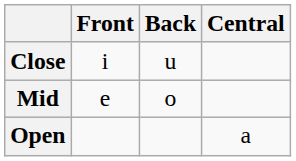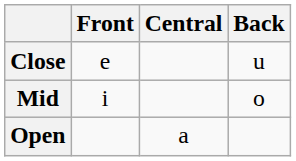columns swapped: (246, 23) <-> (170, 23)
(105, 60) i -> (105, 60) e
(105, 98) e -> (105, 98) i
